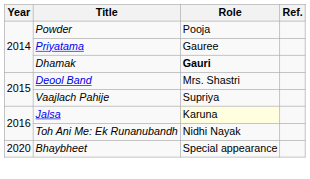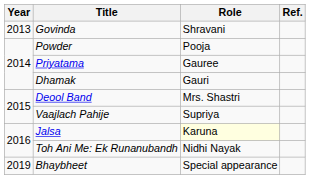+ row: (56, 30)
(197, 64) bold -> (196, 81) normal
(19, 149) 2020 -> (19, 166) 2019
